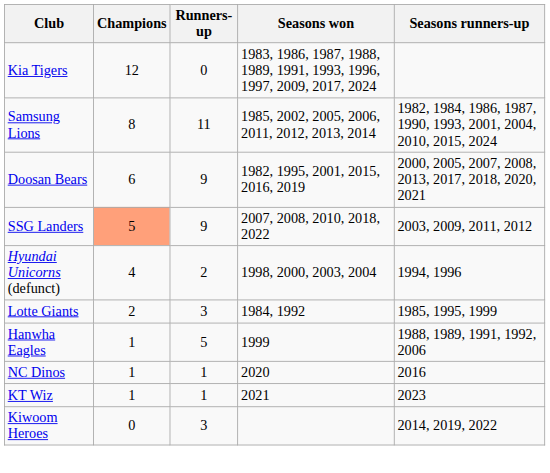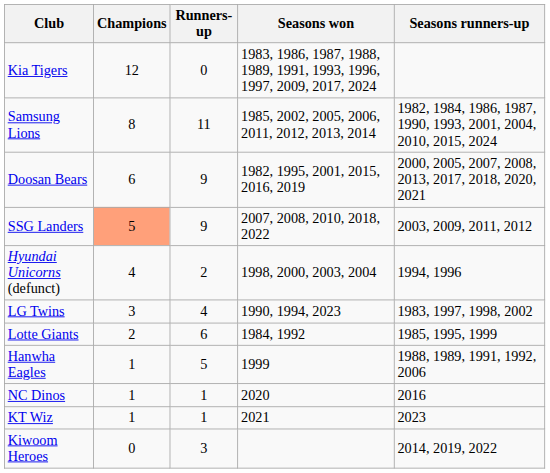+ row: (36, 311)
(204, 311) 3 -> (204, 334) 6
